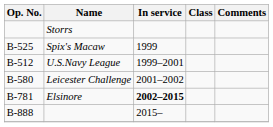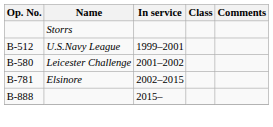- row: (20, 46)
(160, 96) bold -> (160, 79) normal
